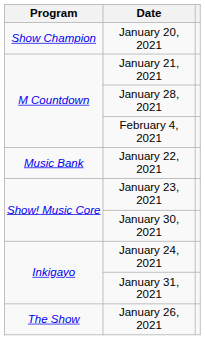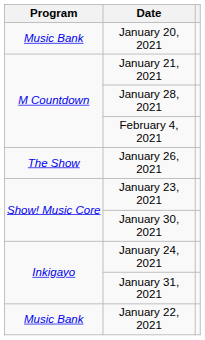(54, 38) Show Champion -> (54, 38) Music Bank
rows swapped: (149, 163) <-> (149, 319)
